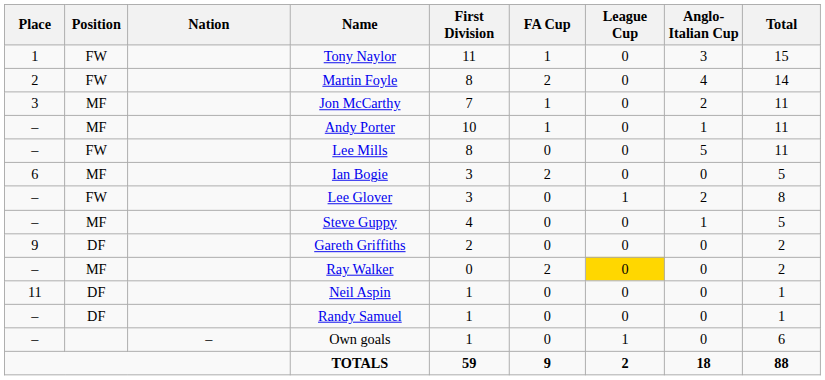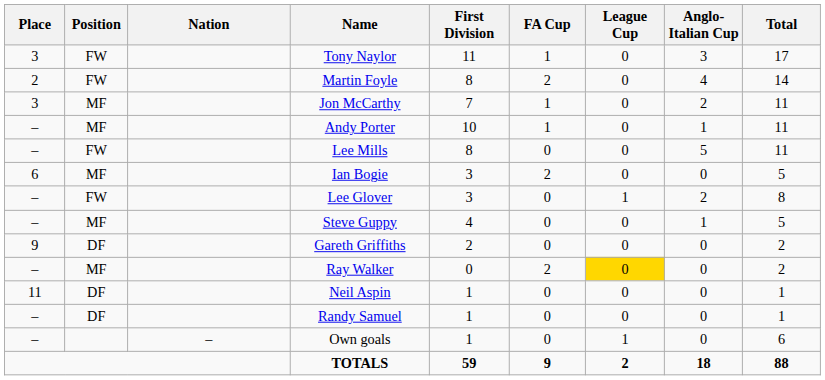(35, 56) 1 -> (35, 56) 3
(781, 56) 15 -> (781, 56) 17
